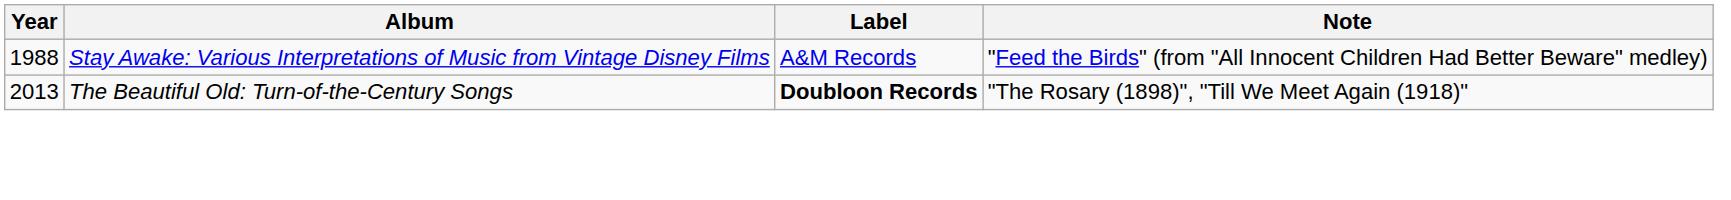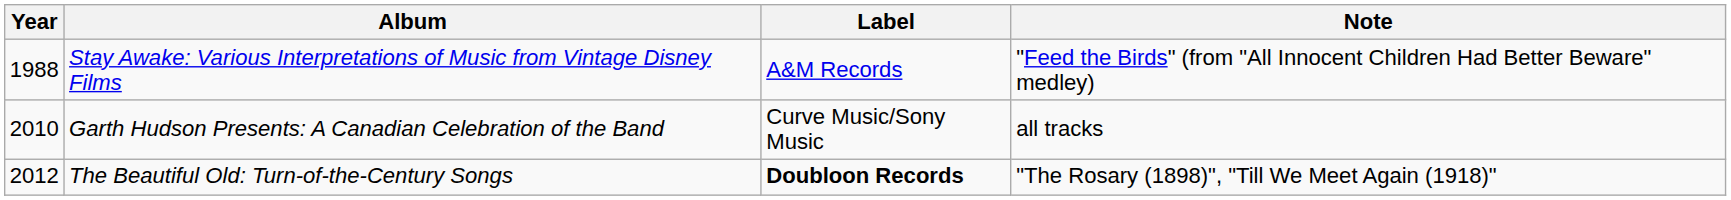+ row: (367, 129)
(34, 92) 2013 -> (34, 176) 2012
